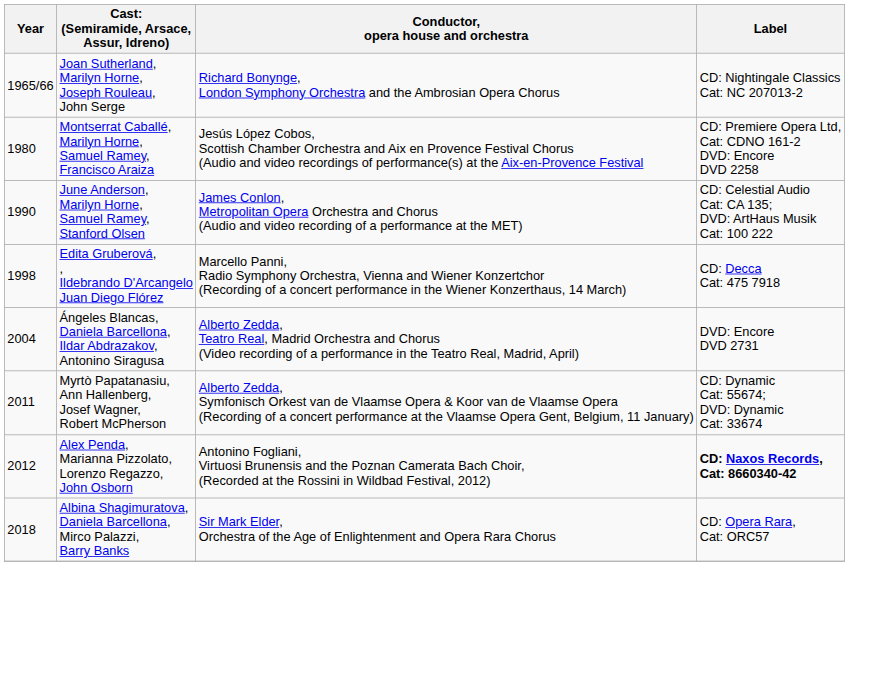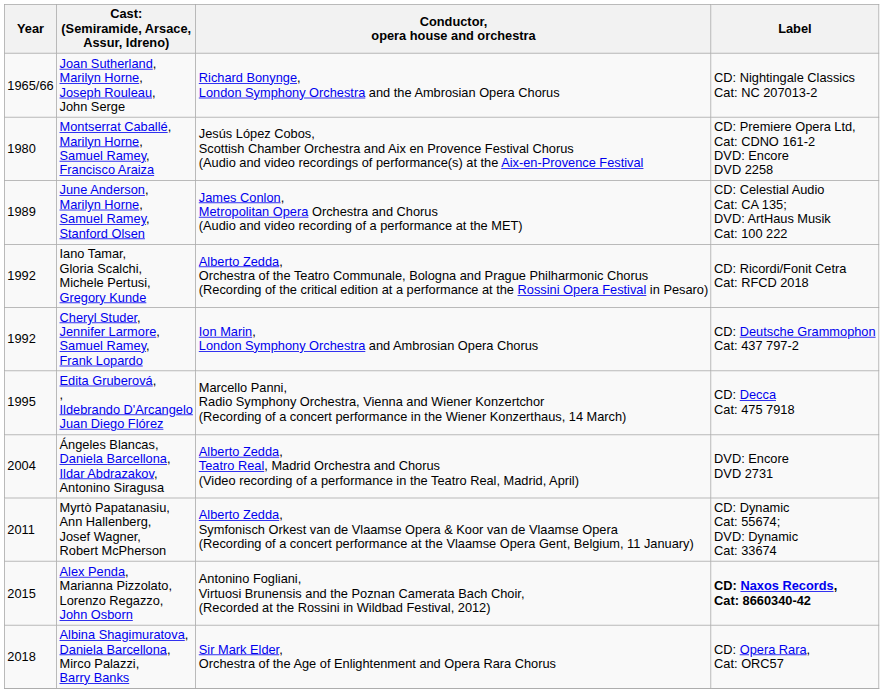(22, 212) 1990 -> (22, 212) 1989
+ row: (105, 275)
+ row: (110, 339)
(22, 275) 1998 -> (22, 402) 1995
(22, 466) 2012 -> (22, 593) 2015
